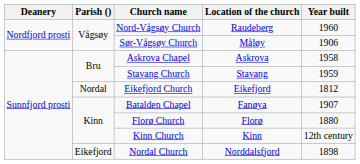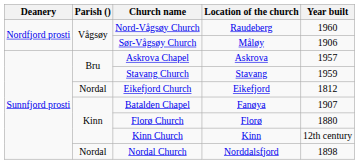(328, 58) 1958 -> (328, 58) 1957
(93, 151) Eikefjord -> (93, 151) Nordal
